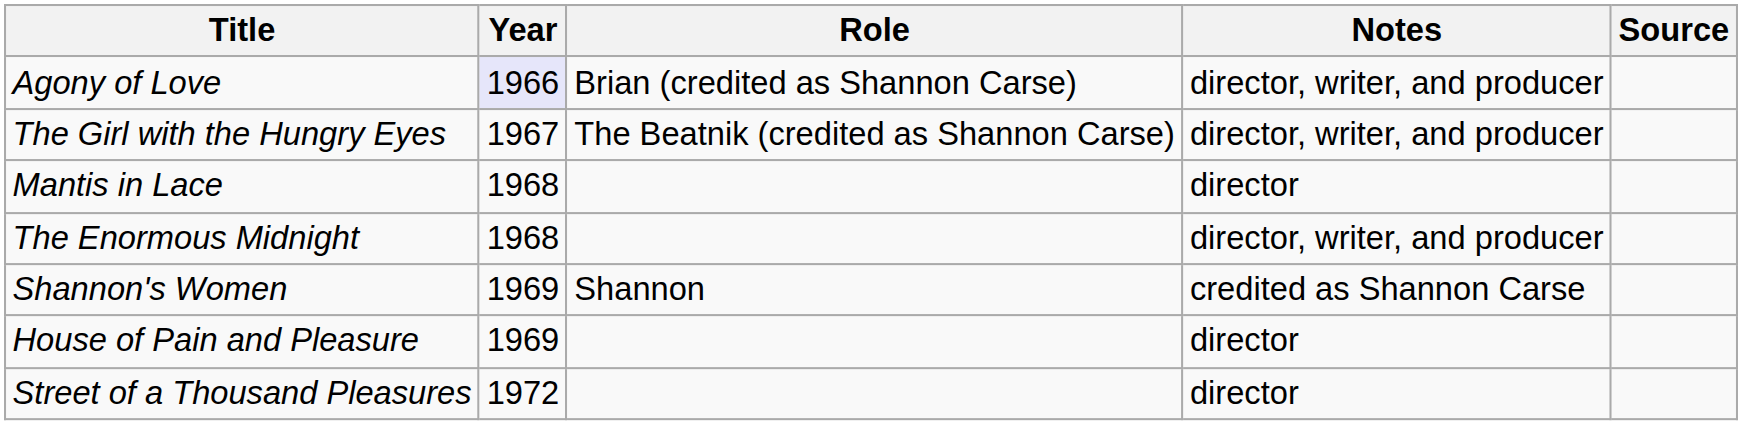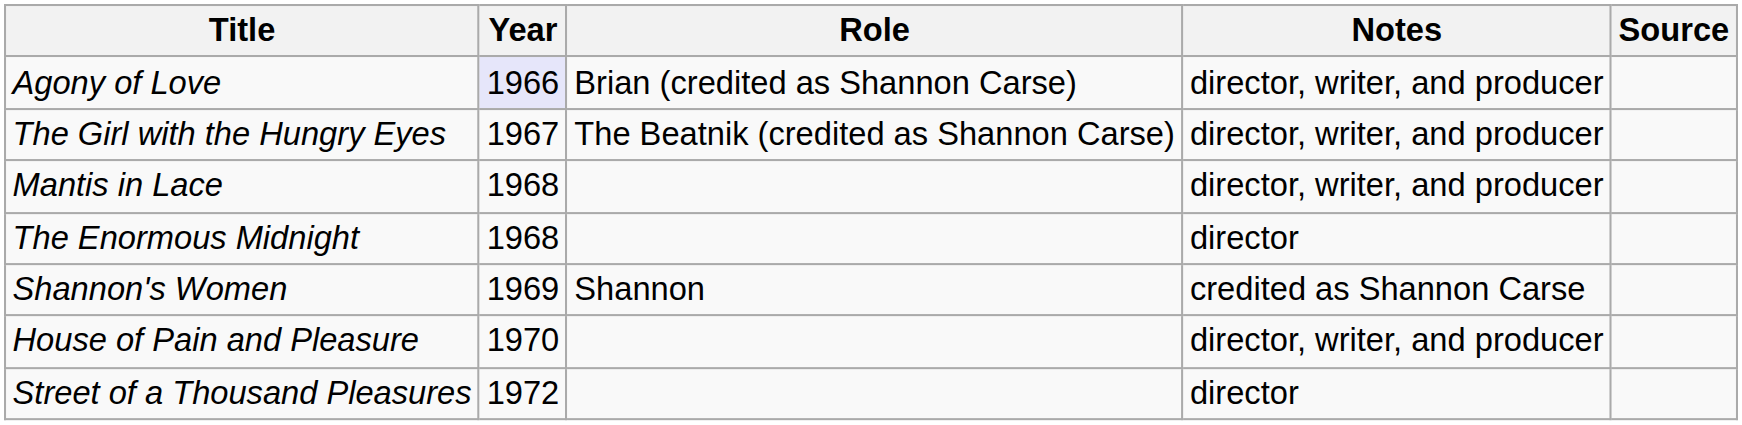(1244, 185) director -> (1397, 185) director, writer, and producer
(1397, 237) director, writer, and producer -> (1244, 237) director
(523, 340) 1969 -> (523, 340) 1970
(1244, 340) director -> (1397, 340) director, writer, and producer
